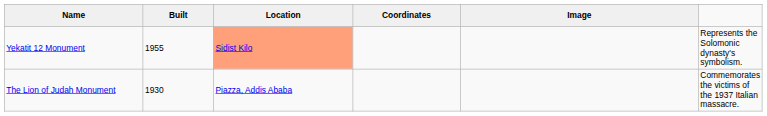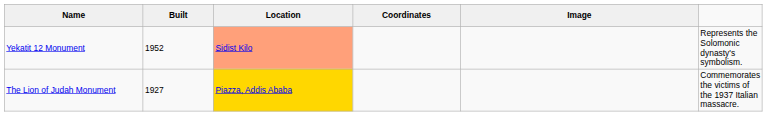(154, 48) 1955 -> (154, 48) 1952
(154, 90) 1930 -> (154, 90) 1927
(254, 90) no background -> (254, 90) gold background
